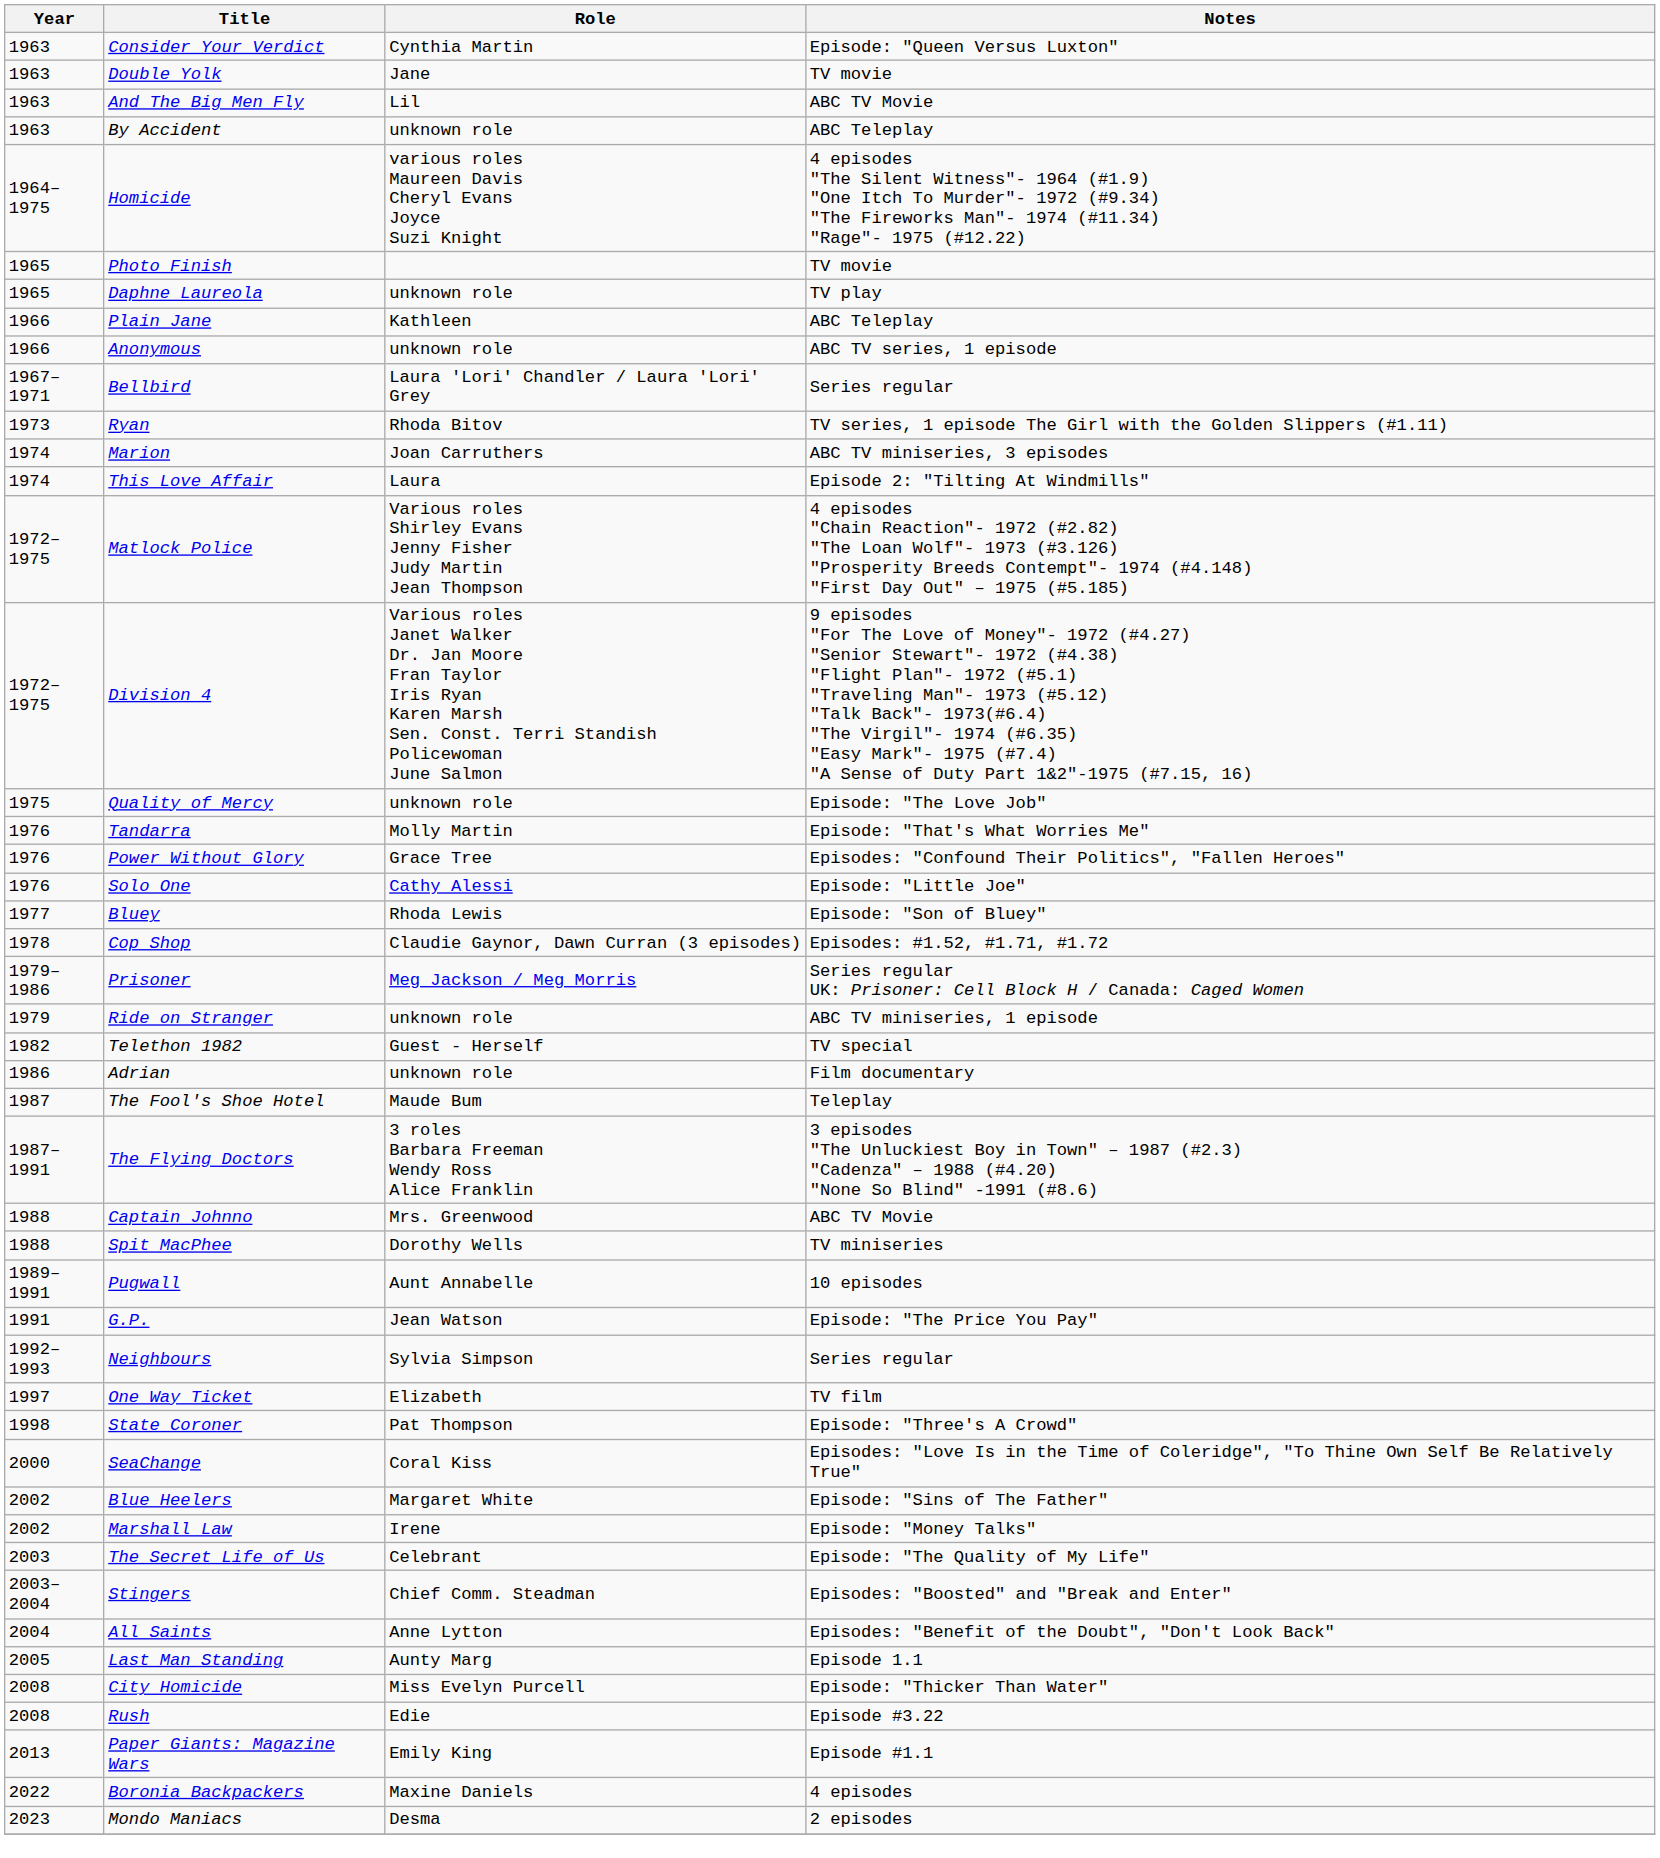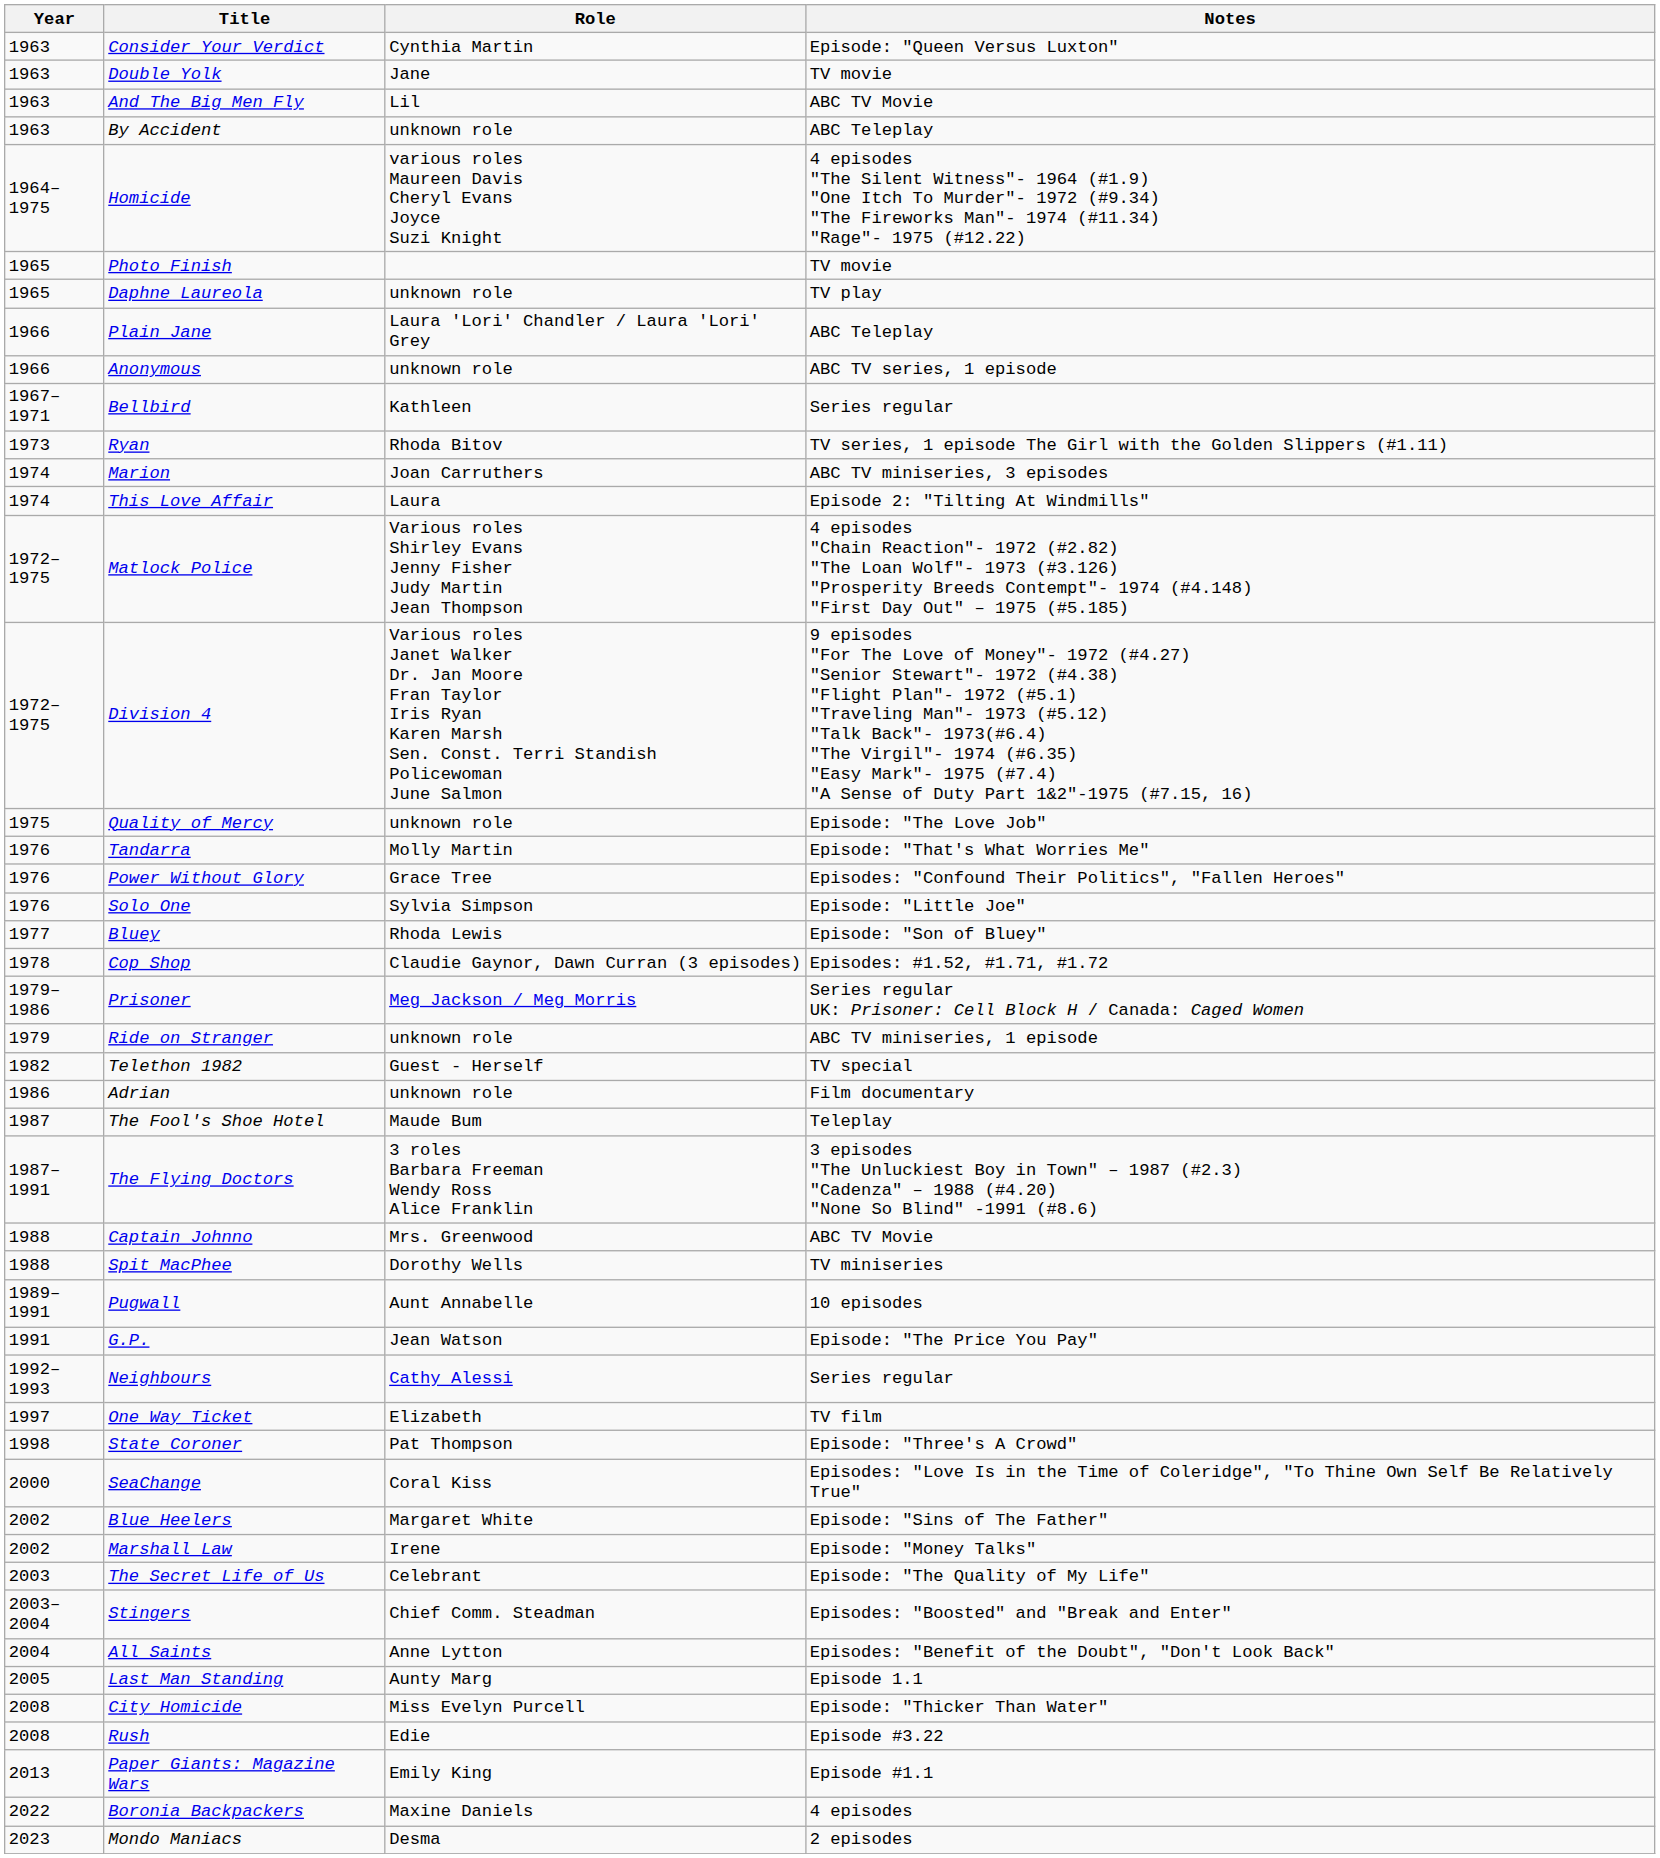(430, 322) Kathleen -> (575, 331) Laura 'Lori' Chandler / Laura 'Lori' Grey
(575, 387) Laura 'Lori' Chandler / Laura 'Lori' Grey -> (430, 407) Kathleen
(451, 887) Cathy Alessi -> (461, 906) Sylvia Simpson
(461, 1359) Sylvia Simpson -> (451, 1379) Cathy Alessi
